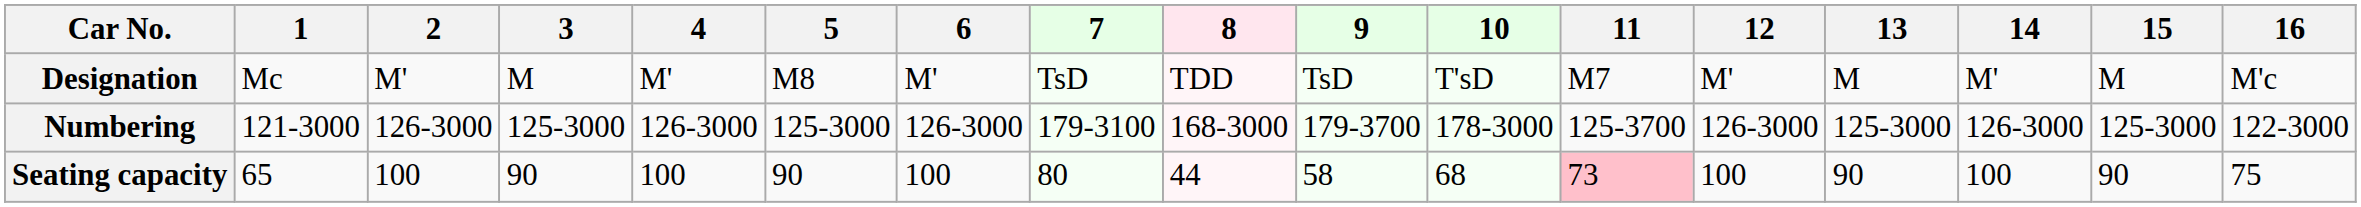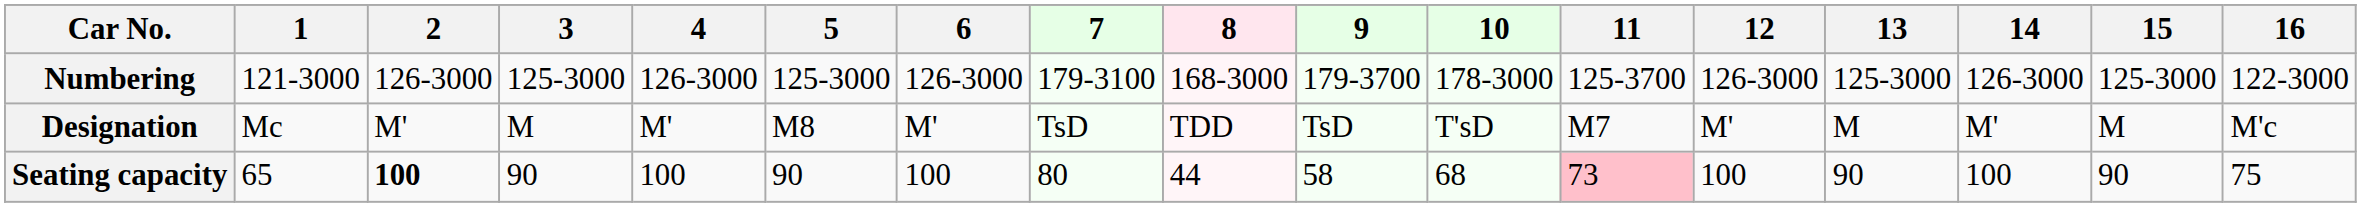rows swapped: (120, 77) <-> (120, 126)
(397, 175) normal -> (397, 175) bold
